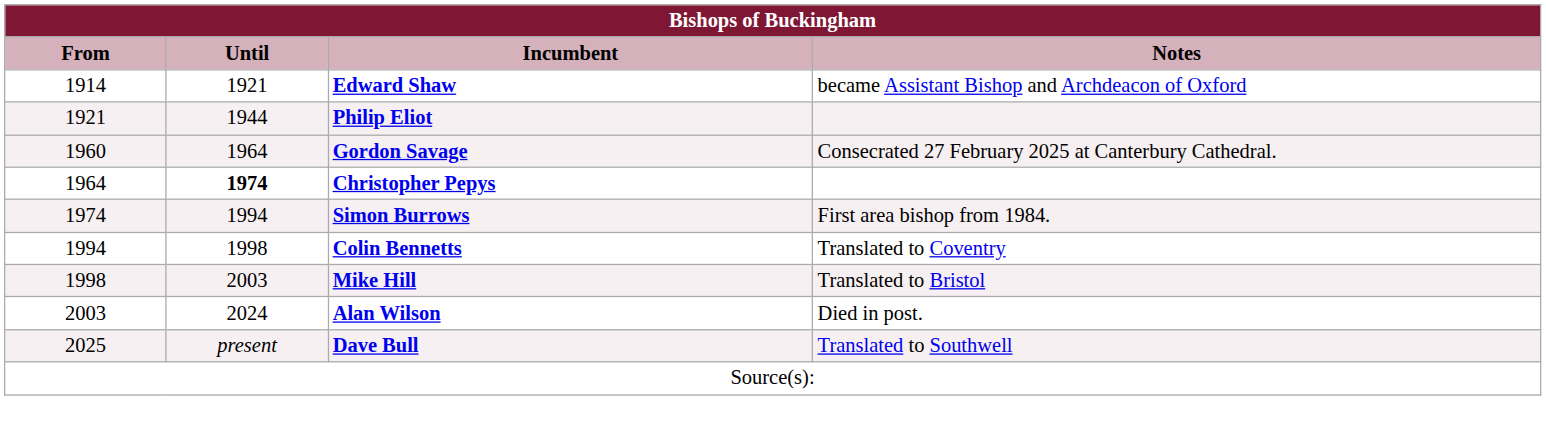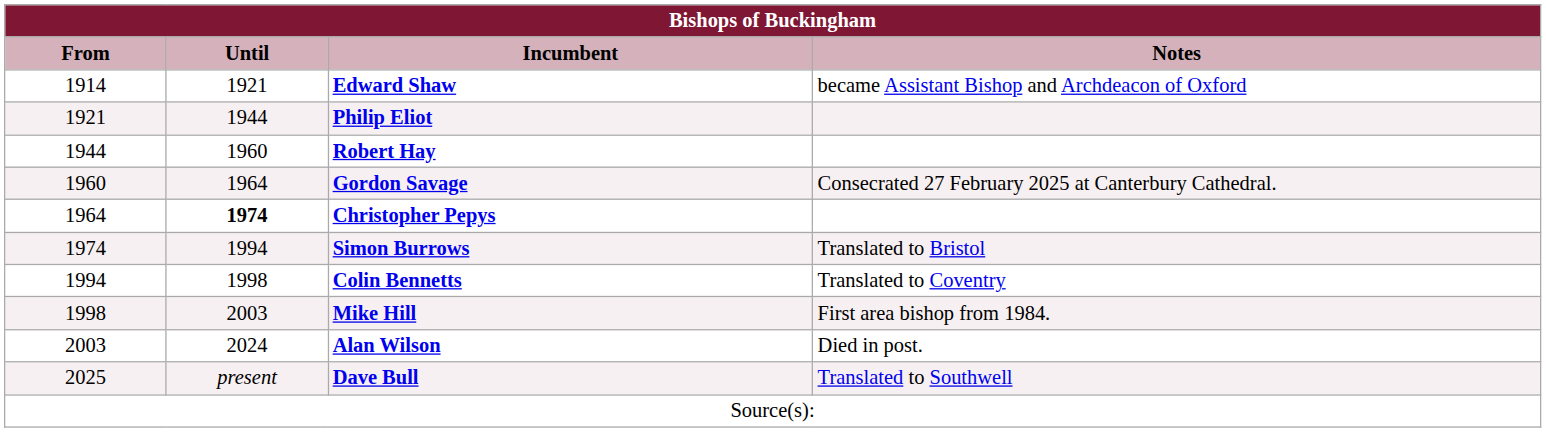+ row: (384, 150)
(934, 215) First area bishop from 1984. -> (901, 248) Translated to Bristol
(901, 280) Translated to Bristol -> (934, 313) First area bishop from 1984.
